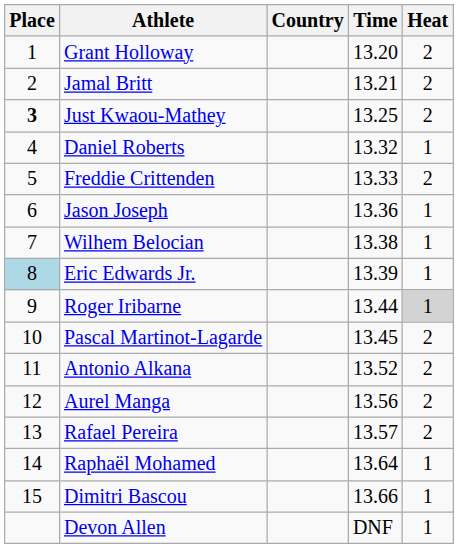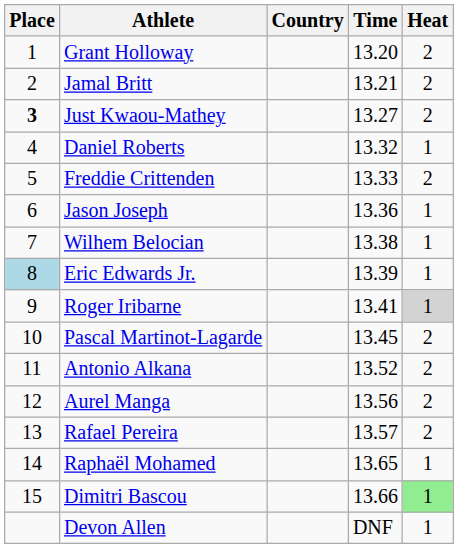(375, 115) 13.25 -> (375, 115) 13.27
(375, 305) 13.44 -> (375, 305) 13.41
(375, 464) 13.64 -> (375, 464) 13.65
(428, 496) no background -> (428, 496) lightgreen background
